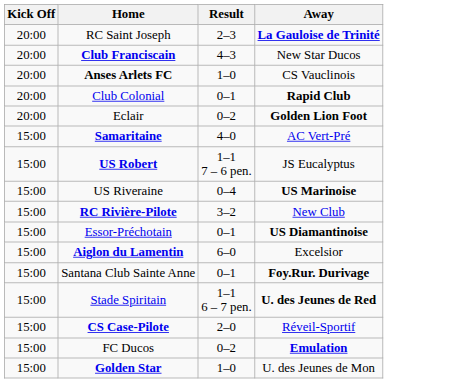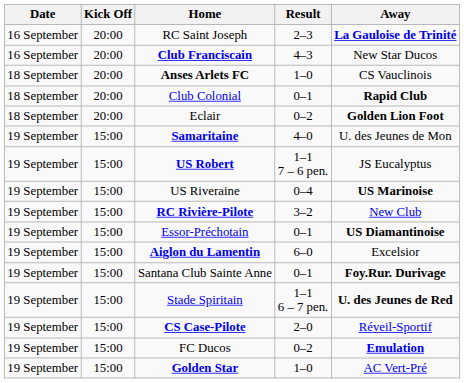+ column: (43, 14)
(319, 136) AC Vert-Pré -> (395, 136) U. des Jeunes de Mon
(319, 368) U. des Jeunes de Mon -> (395, 368) AC Vert-Pré
